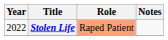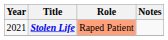(16, 27) 2022 -> (16, 27) 2021
